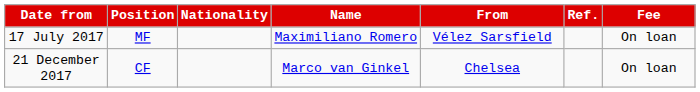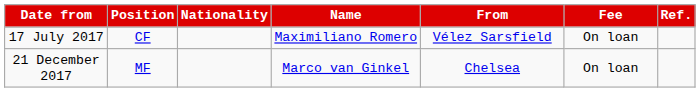columns swapped: (649, 15) <-> (583, 15)
(143, 38) MF -> (143, 38) CF
(143, 68) CF -> (143, 68) MF
